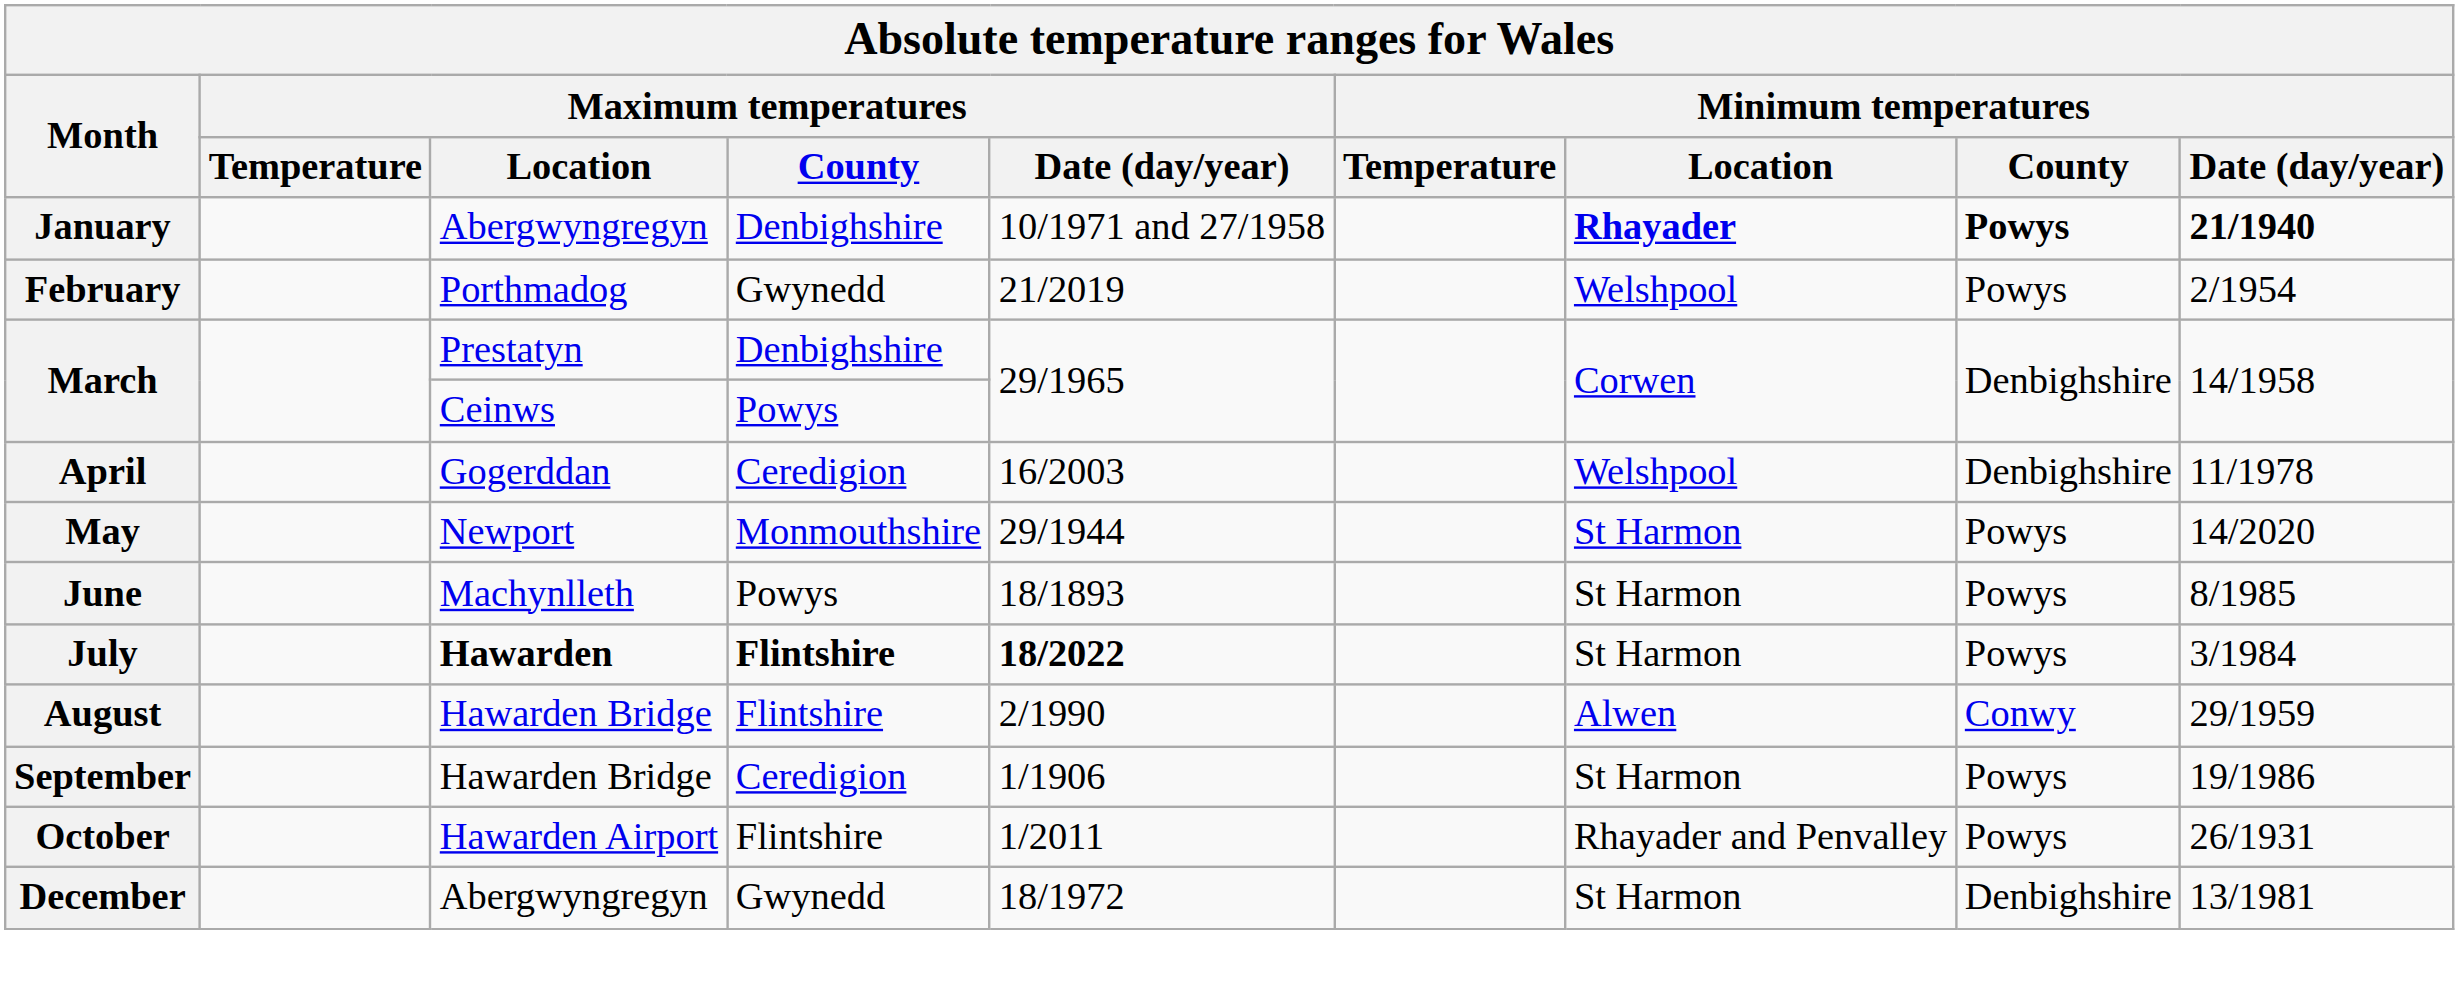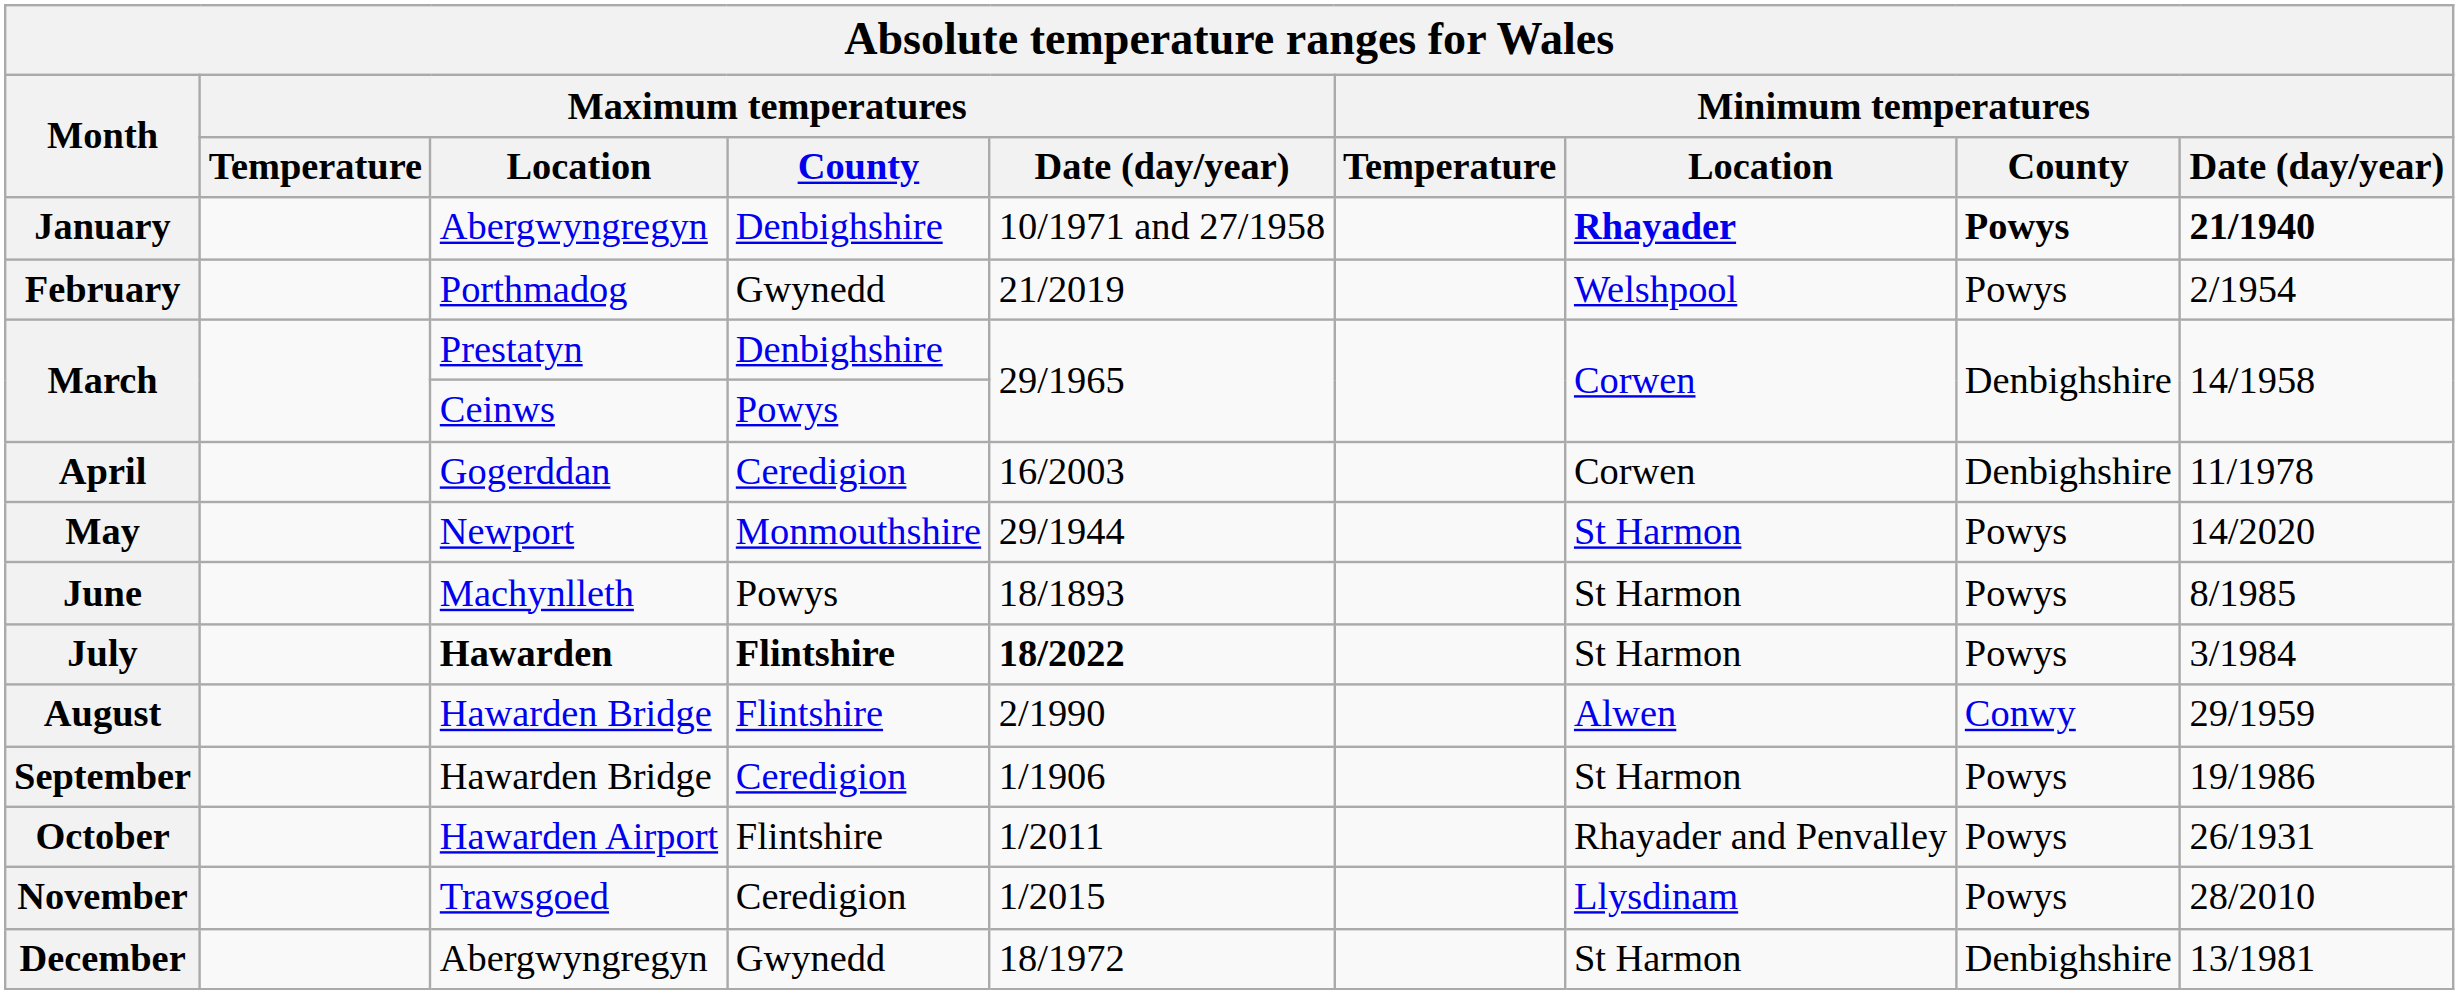(1656, 470) Welshpool -> (1635, 470) Corwen
+ row: (103, 897)
